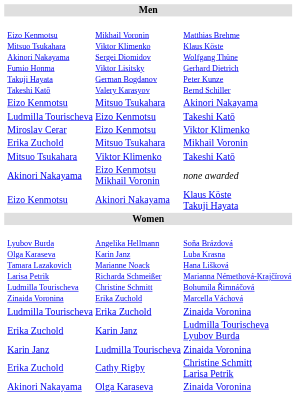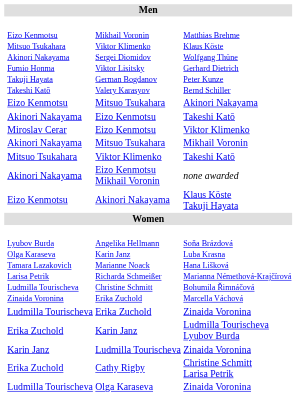(50, 116) Ludmilla Tourischeva -> (45, 116) Akinori Nakayama
(35, 143) Erika Zuchold -> (45, 143) Akinori Nakayama
(45, 387) Akinori Nakayama -> (50, 387) Ludmilla Tourischeva
